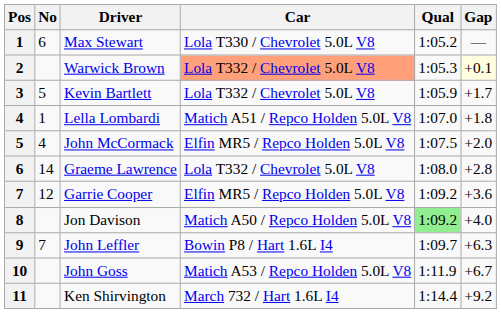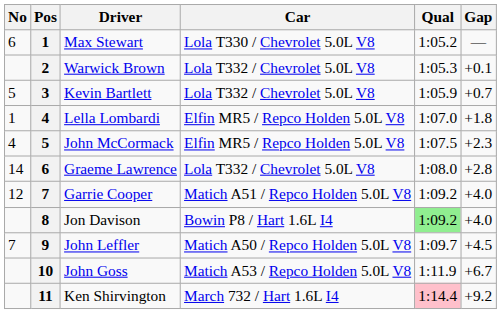columns swapped: (20, 17) <-> (48, 17)
(279, 67) lightsalmon background -> (279, 67) no background
(478, 67) lightyellow background -> (478, 67) no background
(478, 93) +1.7 -> (478, 93) +0.7
(298, 118) Matich A51 / Repco Holden 5.0L V8 -> (294, 118) Elfin MR5 / Repco Holden 5.0L V8
(478, 143) +2.0 -> (478, 143) +2.3
(294, 194) Elfin MR5 / Repco Holden 5.0L V8 -> (298, 194) Matich A51 / Repco Holden 5.0L V8
(478, 194) +3.6 -> (478, 194) +4.0
(298, 219) Matich A50 / Repco Holden 5.0L V8 -> (258, 219) Bowin P8 / Hart 1.6L I4
(258, 245) Bowin P8 / Hart 1.6L I4 -> (298, 245) Matich A50 / Repco Holden 5.0L V8
(478, 245) +6.3 -> (478, 245) +4.5
(438, 295) no background -> (438, 295) pink background
